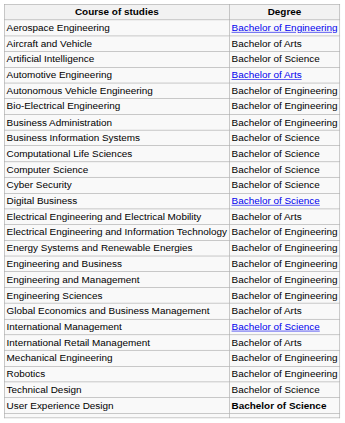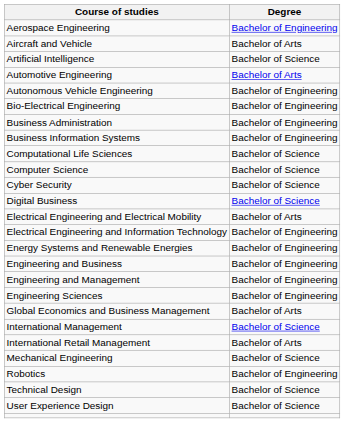(276, 138) Bachelor of Science -> (285, 138) Bachelor of Engineering
(285, 358) Bachelor of Engineering -> (276, 358) Bachelor of Science
(279, 405) bold -> (276, 405) normal
